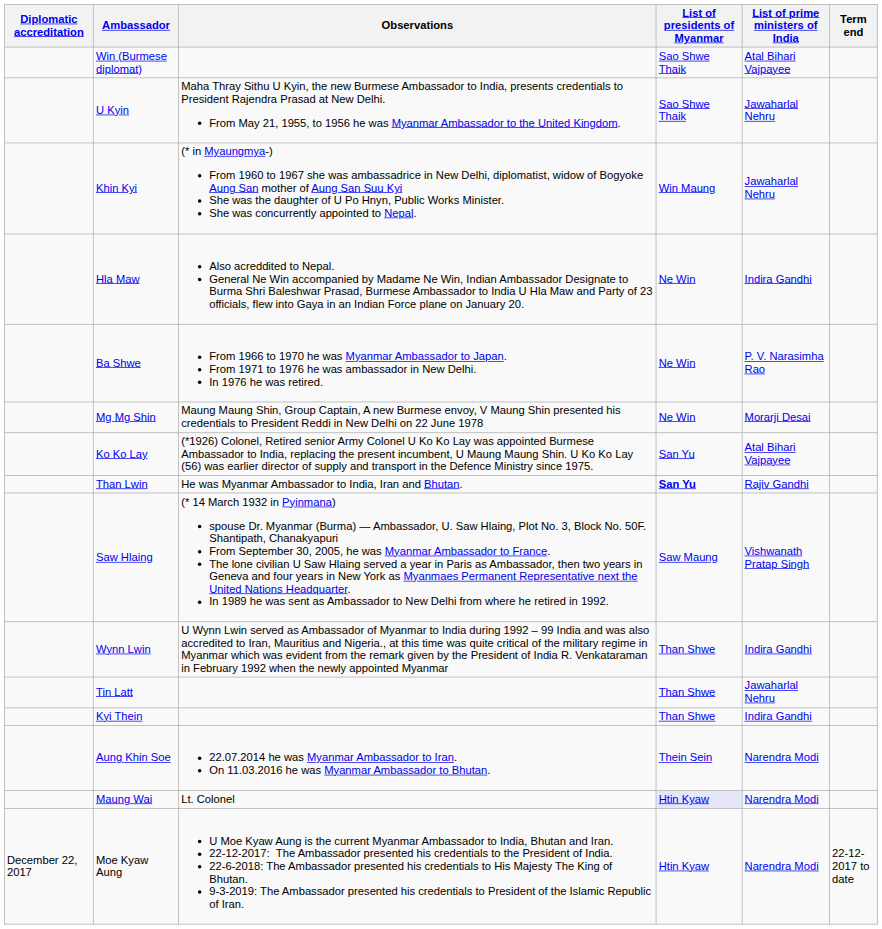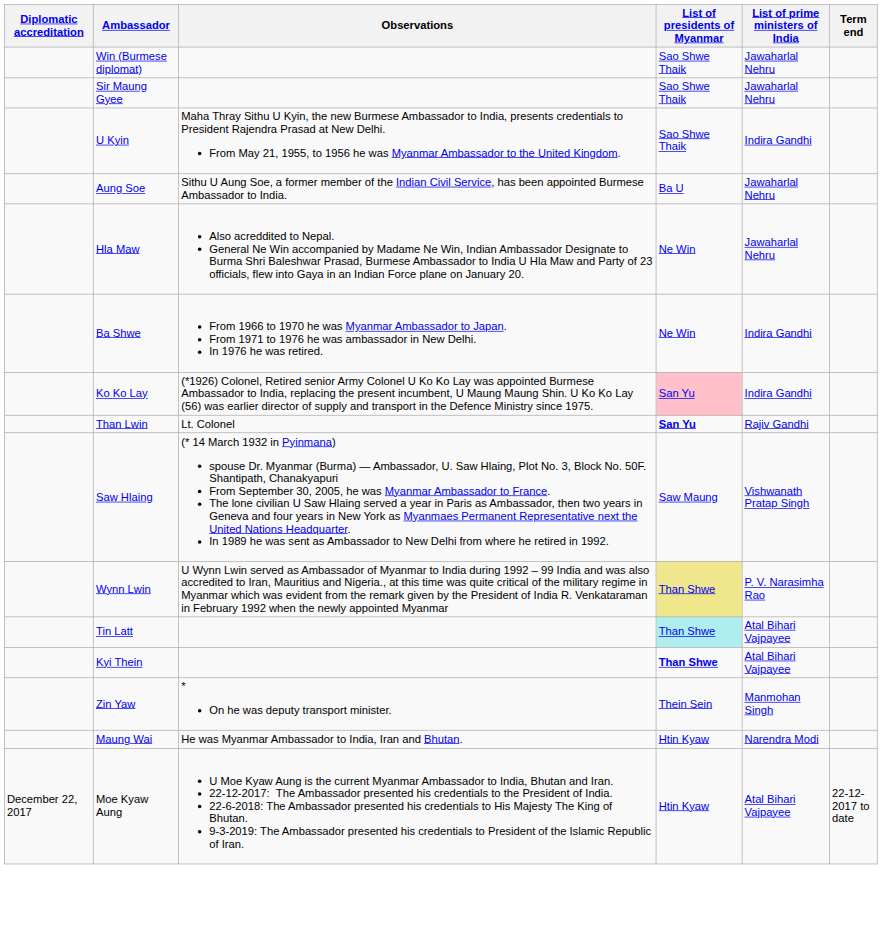(770, 62) Atal Bihari Vajpayee -> (771, 62) Jawaharlal Nehru
+ row: (121, 93)
(771, 110) Jawaharlal Nehru -> (778, 140) Indira Gandhi
+ row: (121, 188)
- row: (117, 188)
(778, 279) Indira Gandhi -> (771, 249) Jawaharlal Nehru
(784, 363) P. V. Narasimha Rao -> (778, 333) Indira Gandhi
- row: (126, 417)
(677, 454) no background -> (677, 393) pink background
(770, 454) Atal Bihari Vajpayee -> (778, 393) Indira Gandhi
(322, 484) He was Myanmar Ambassador to India, Iran and Bhutan. -> (208, 424) Lt. Colonel
(687, 649) no background -> (687, 589) khaki background
(778, 649) Indira Gandhi -> (784, 589) P. V. Narasimha Rao
(687, 692) no background -> (687, 632) paleturquoise background
(771, 692) Jawaharlal Nehru -> (770, 632) Atal Bihari Vajpayee
(687, 716) normal -> (688, 662) bold
(778, 716) Indira Gandhi -> (770, 662) Atal Bihari Vajpayee
+ row: (116, 704)
- row: (133, 758)
(208, 799) Lt. Colonel -> (322, 739) He was Myanmar Ambassador to India, Iran and Bhutan.
(684, 799) lavender background -> (684, 739) no background
(782, 866) Narendra Modi -> (770, 806) Atal Bihari Vajpayee
